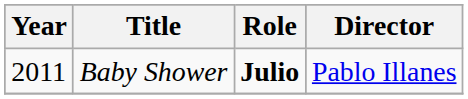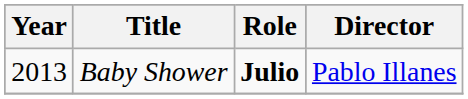(39, 70) 2011 -> (39, 70) 2013
